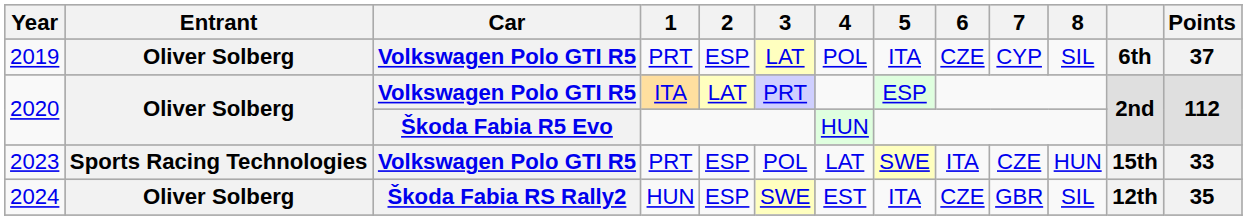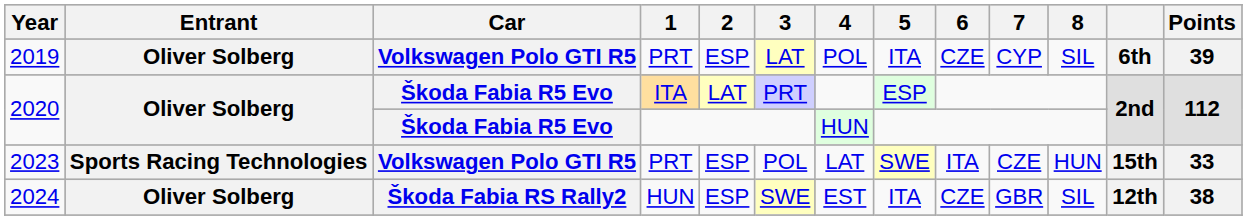(1202, 57) 37 -> (1202, 57) 39
(507, 92) Volkswagen Polo GTI R5 -> (507, 92) Škoda Fabia R5 Evo
(1202, 197) 35 -> (1202, 197) 38
